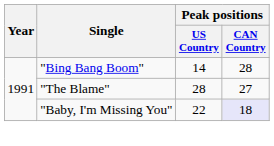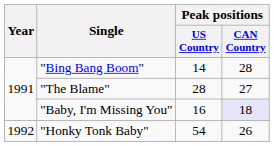(199, 110) 22 -> (199, 110) 16
+ row: (94, 131)
